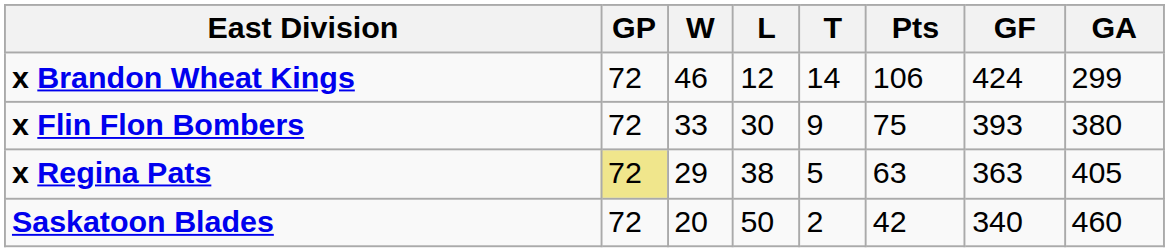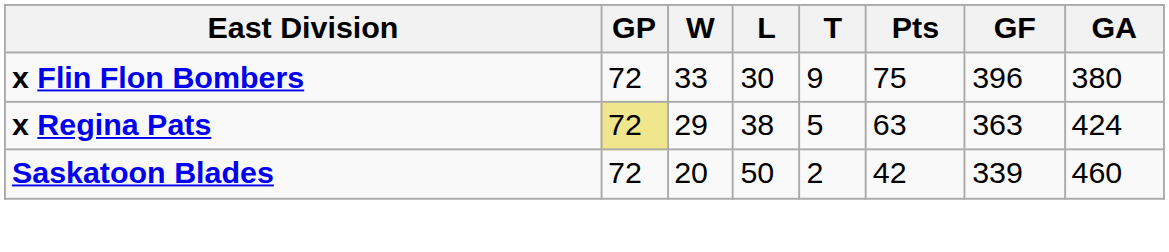- row: (183, 76)
(998, 125) 393 -> (998, 76) 396
(1097, 173) 405 -> (1097, 125) 424
(998, 221) 340 -> (998, 173) 339
